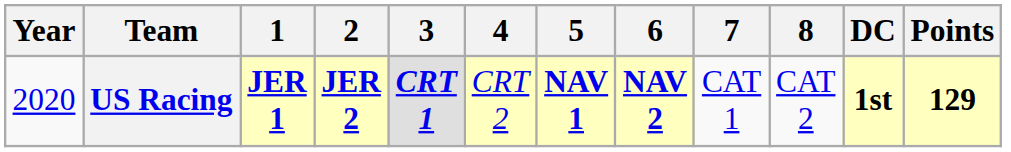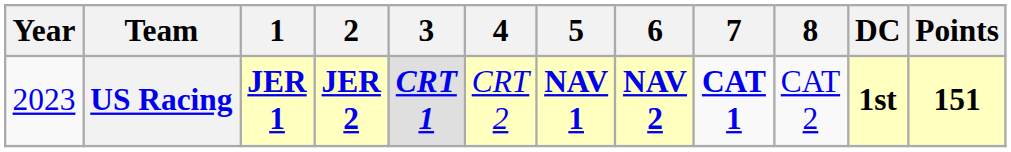(44, 100) 2020 -> (44, 100) 2023
(732, 100) normal -> (734, 100) bold
(952, 100) 129 -> (957, 100) 151
